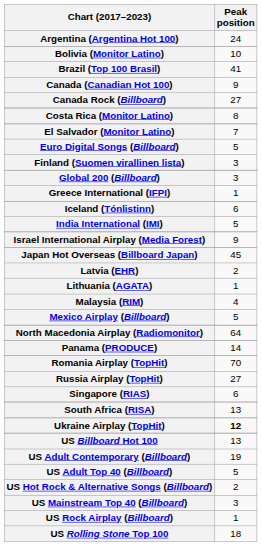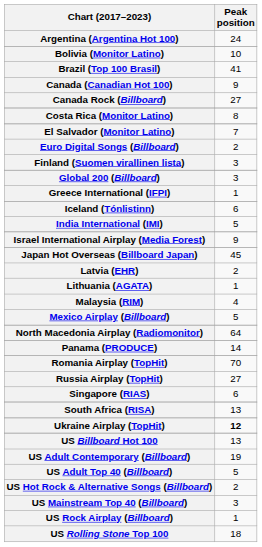(236, 147) 5 -> (236, 147) 2
